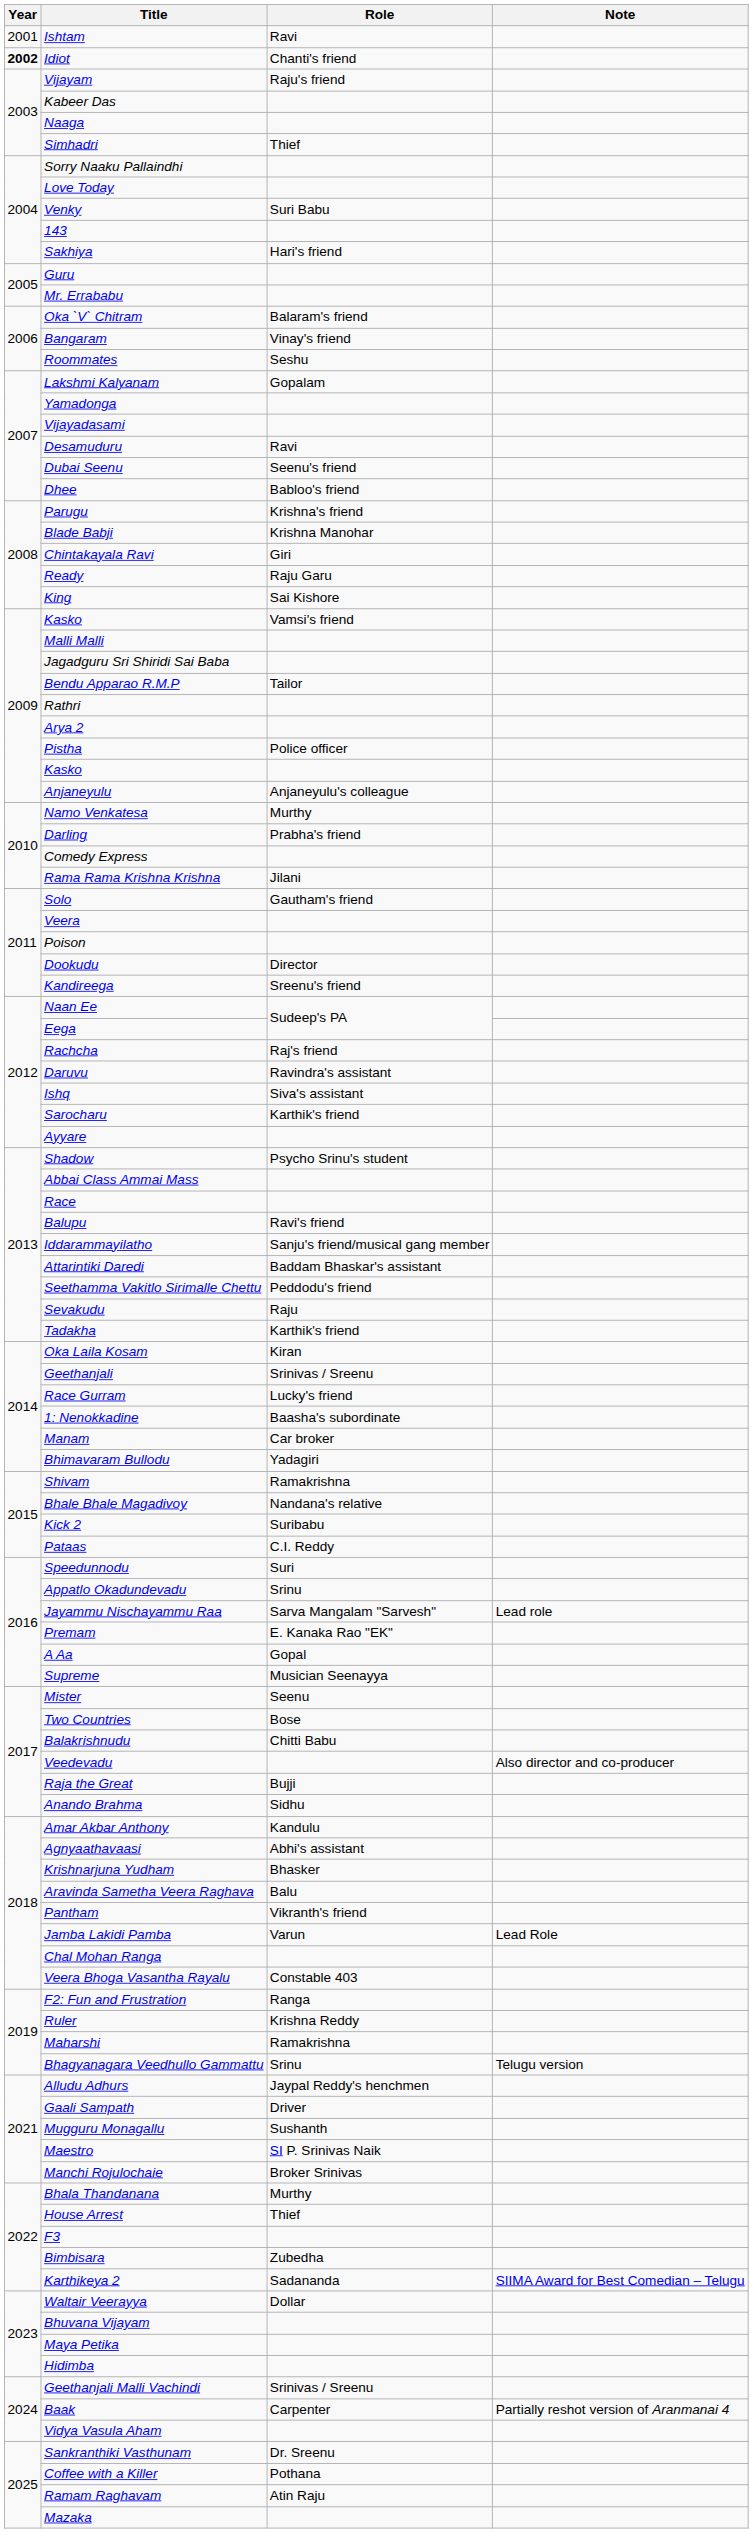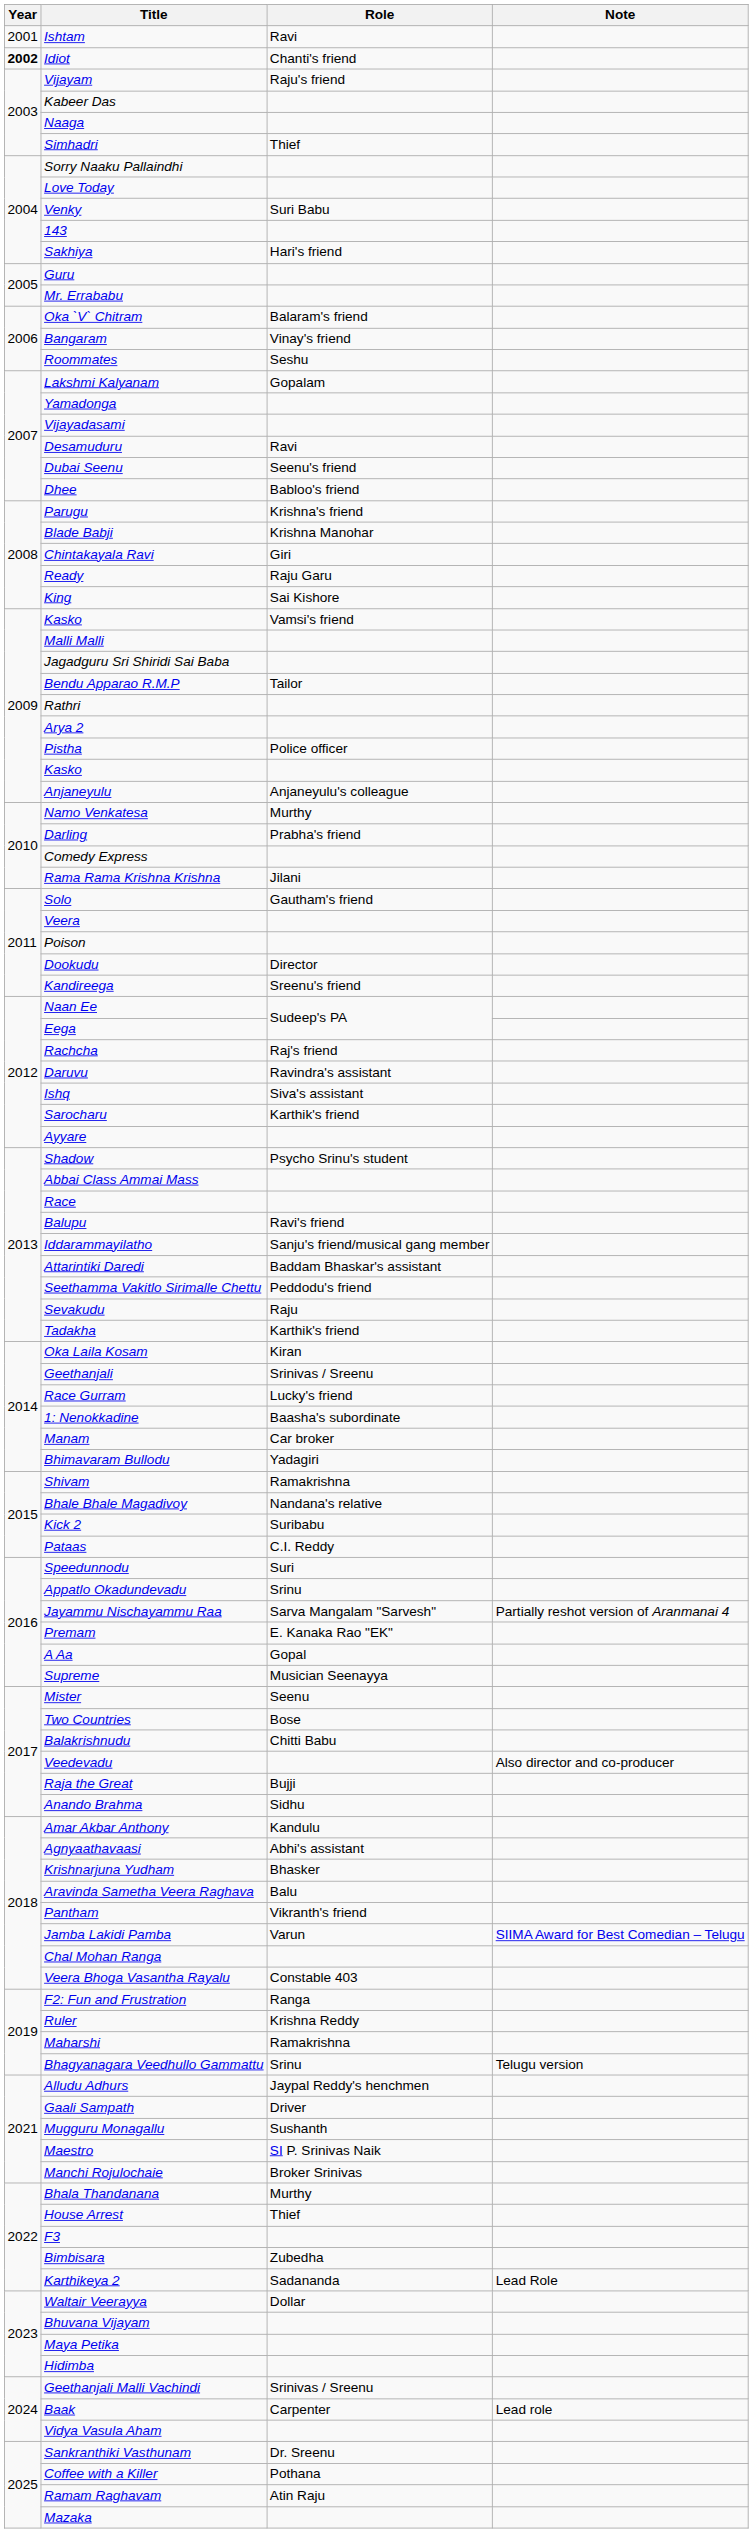(524, 1611) Lead role -> (612, 1611) Partially reshot version of Aranmanai 4
(527, 1934) Lead Role -> (620, 1934) SIIMA Award for Best Comedian – Telugu
(620, 2280) SIIMA Award for Best Comedian – Telugu -> (527, 2280) Lead Role
(612, 2409) Partially reshot version of Aranmanai 4 -> (524, 2409) Lead role
